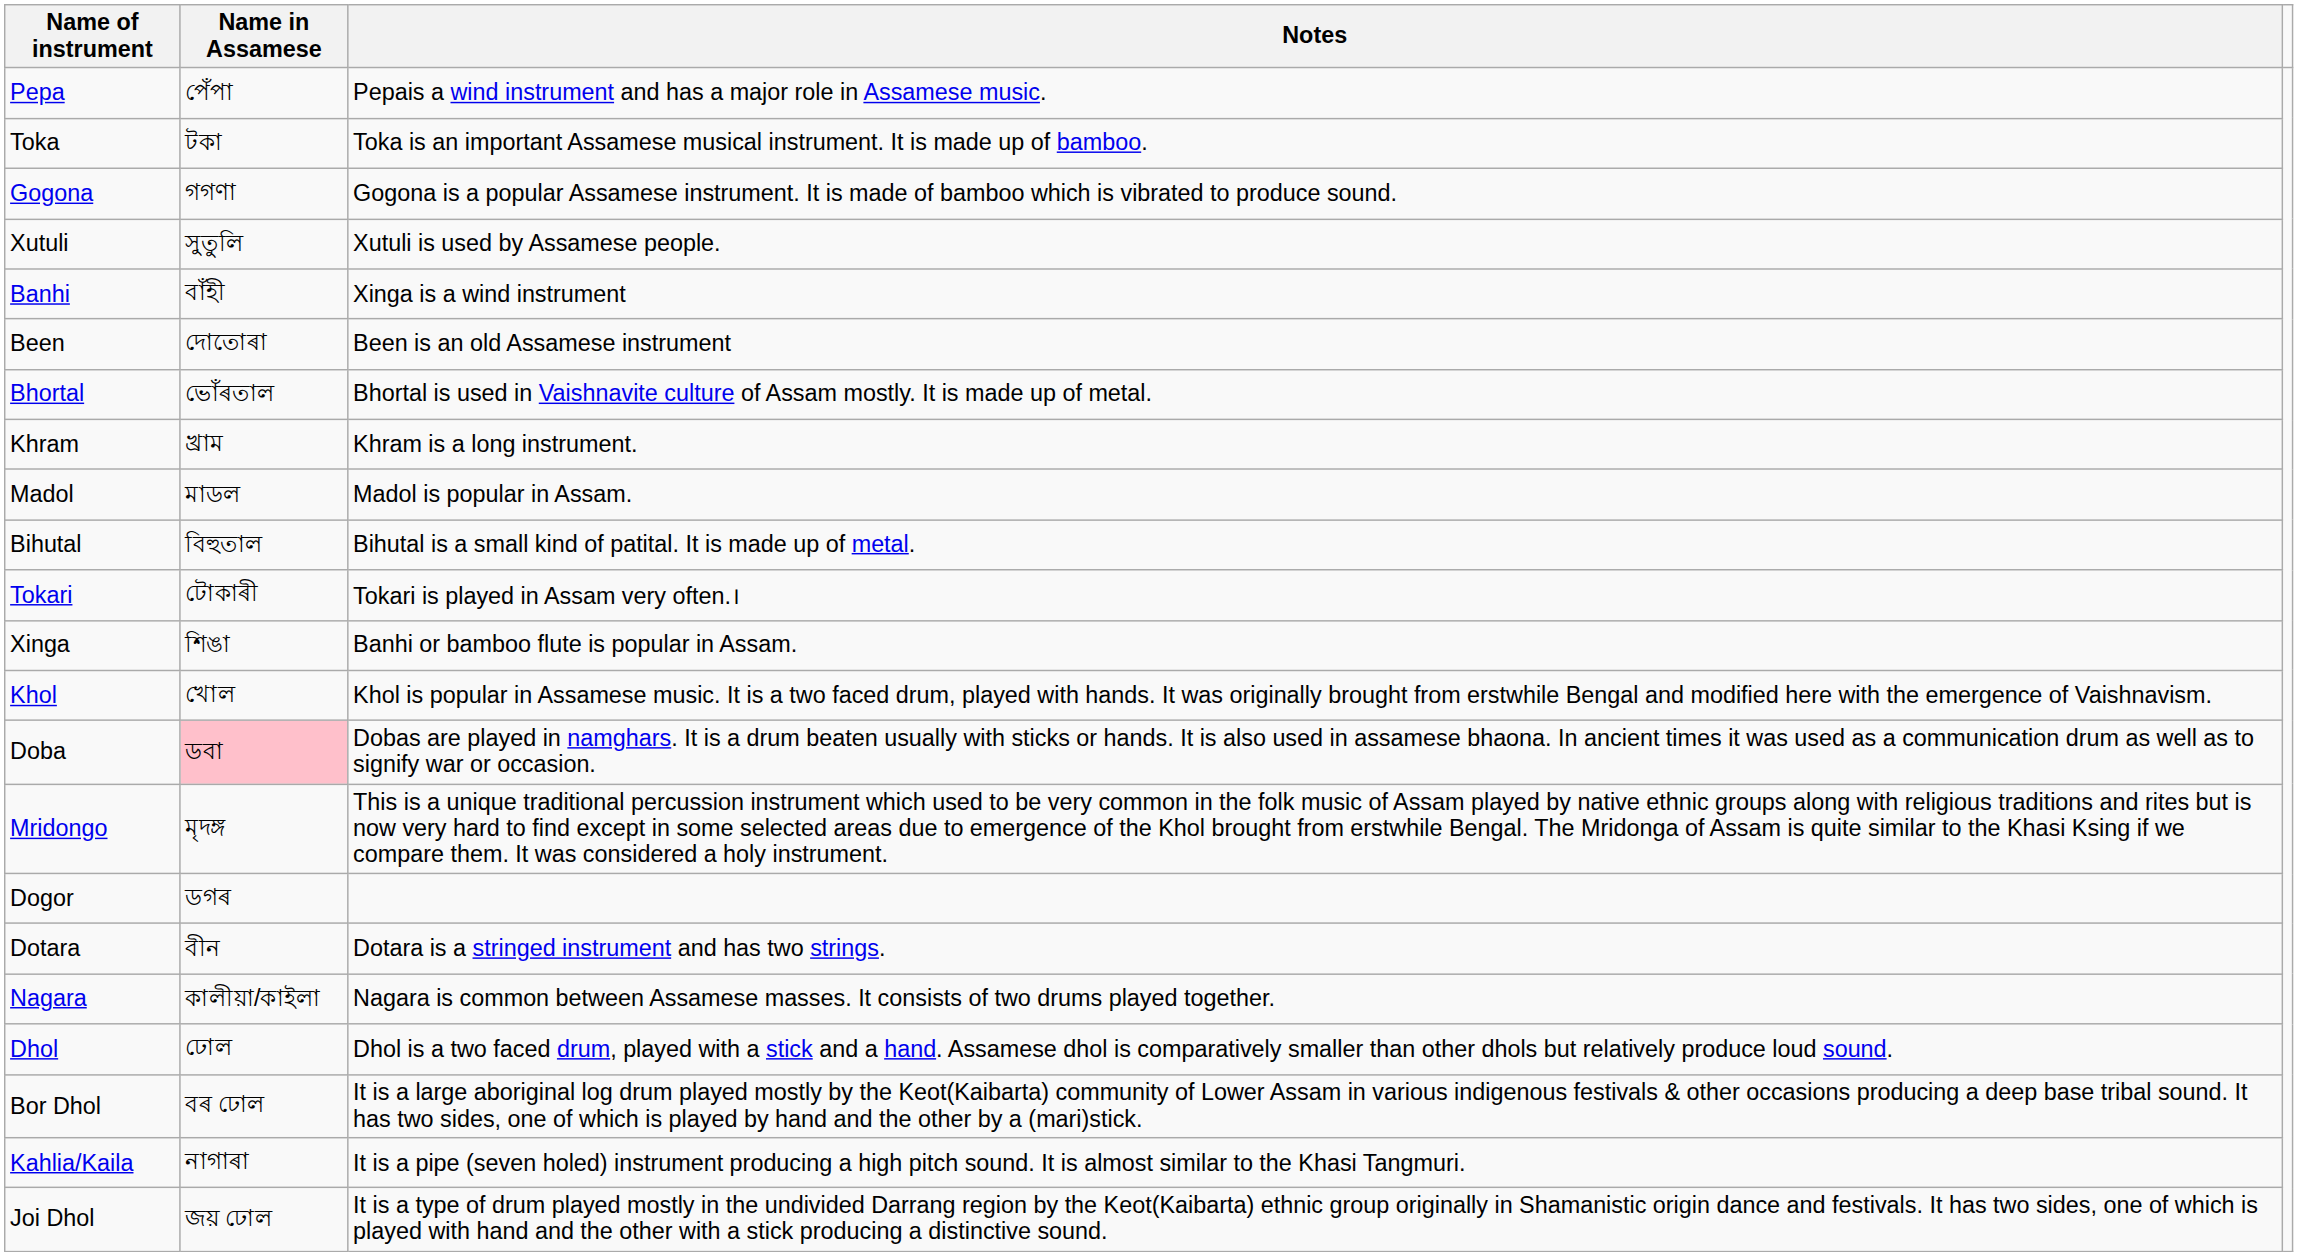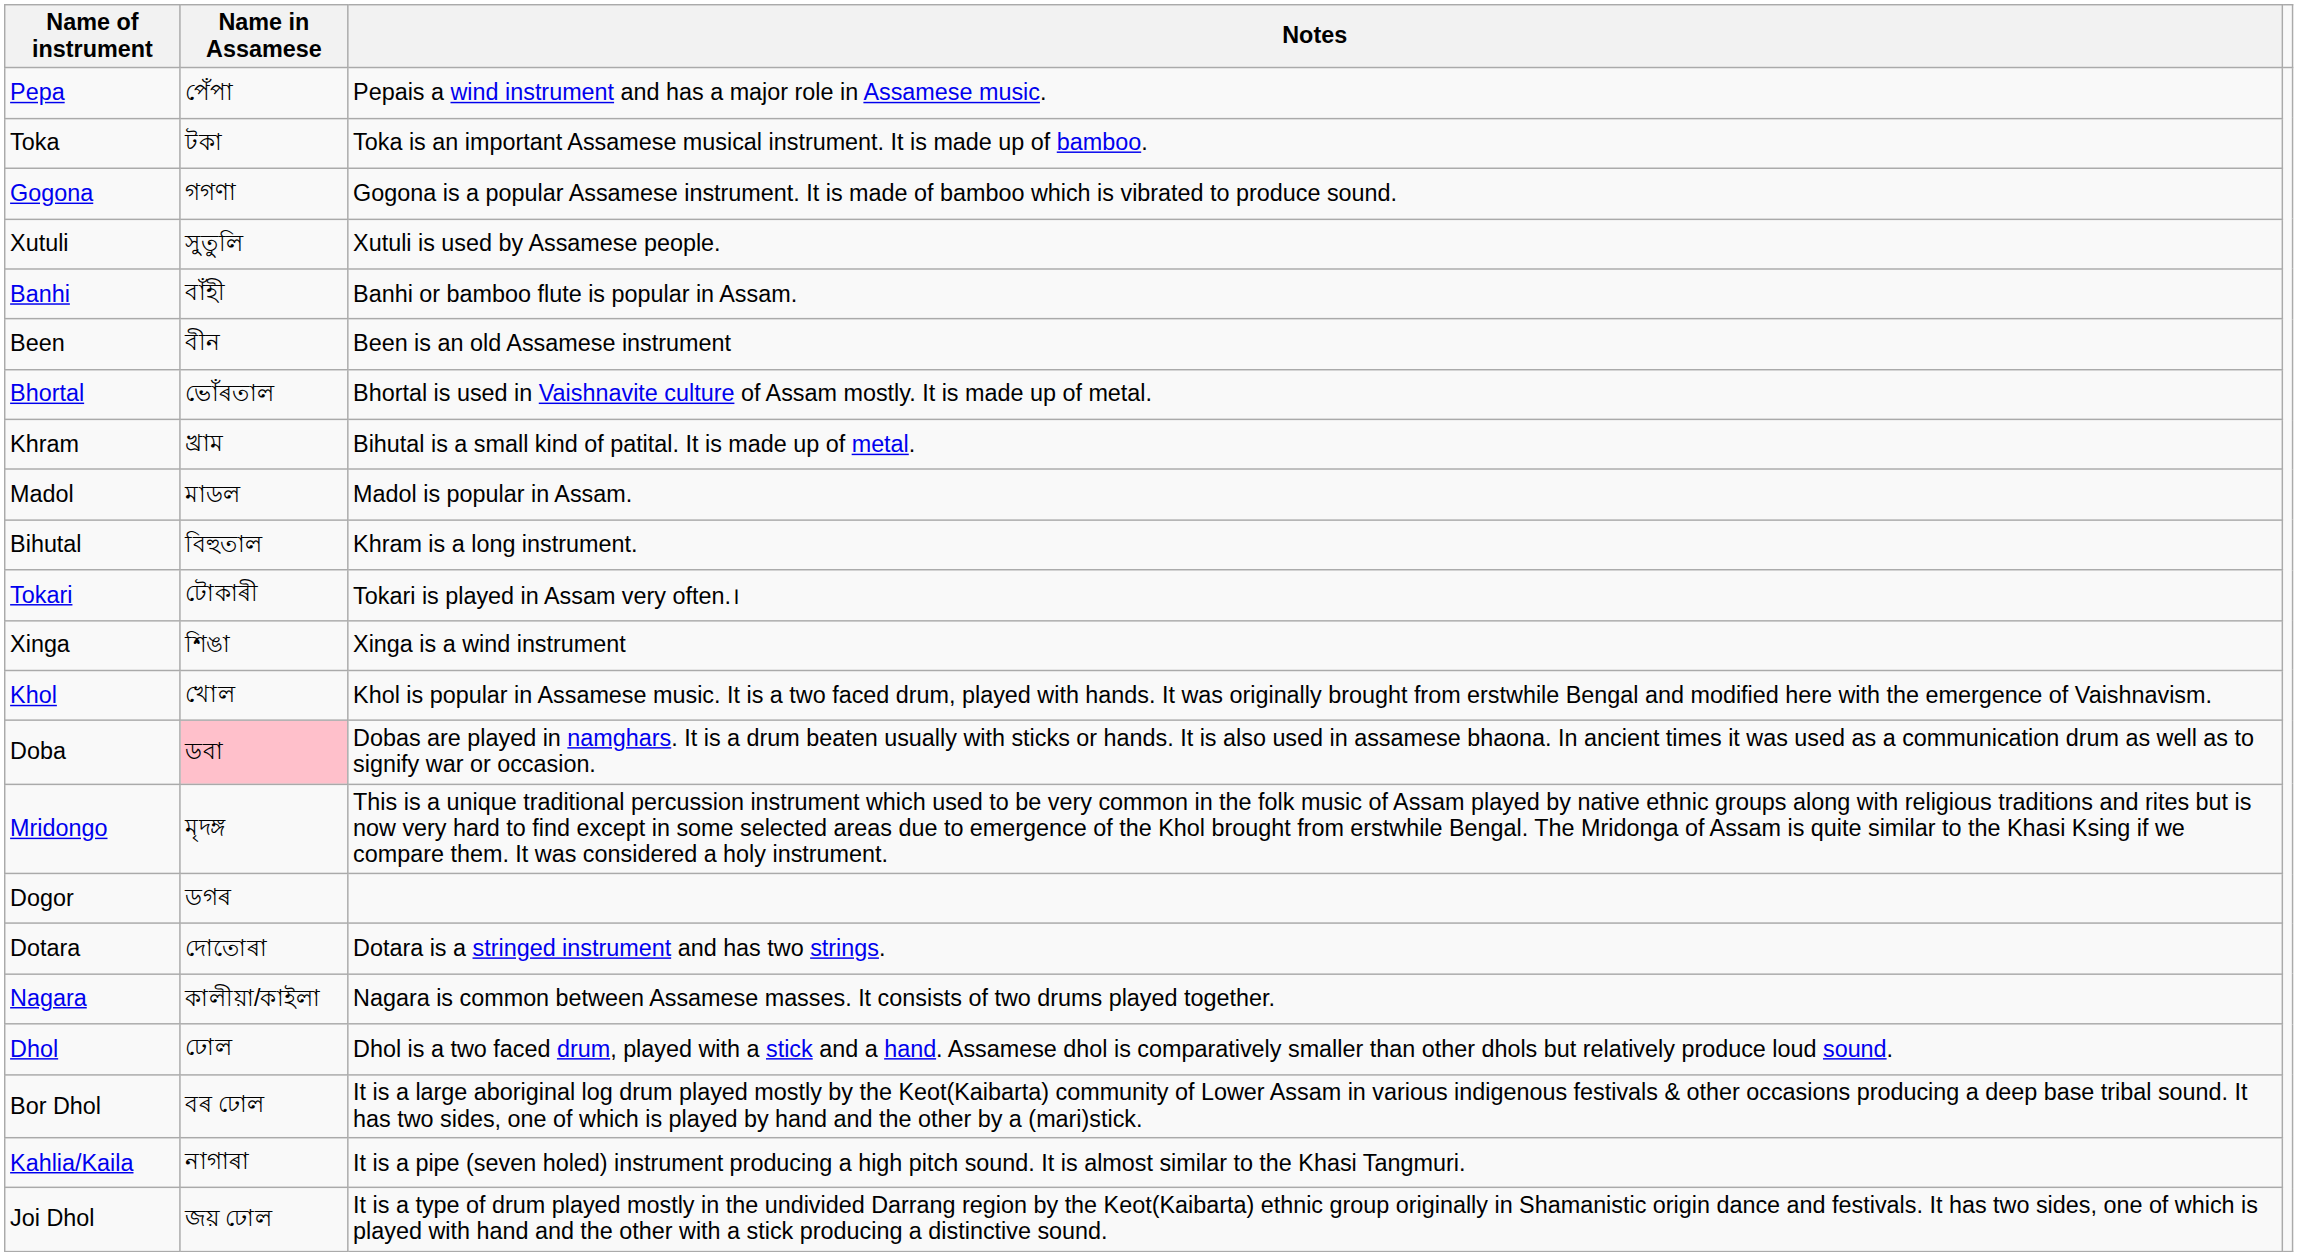(489, 293) Xinga is a wind instrument -> (575, 293) Banhi or bamboo flute is popular in Assam.
(226, 343) দোতোৰা -> (203, 343) বীন
(495, 444) Khram is a long instrument. -> (634, 444) Bihutal is a small kind of patital. It is made up of metal.
(634, 544) Bihutal is a small kind of patital. It is made up of metal. -> (495, 544) Khram is a long instrument.
(575, 644) Banhi or bamboo flute is popular in Assam. -> (489, 644) Xinga is a wind instrument
(203, 947) বীন -> (226, 947) দোতোৰা
